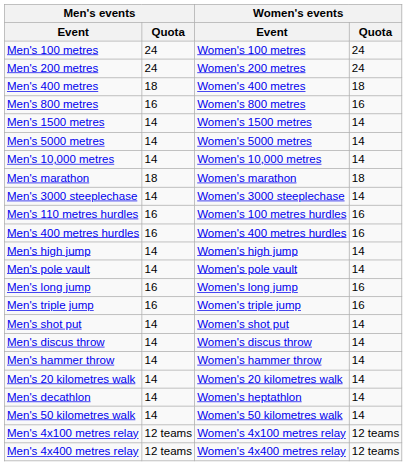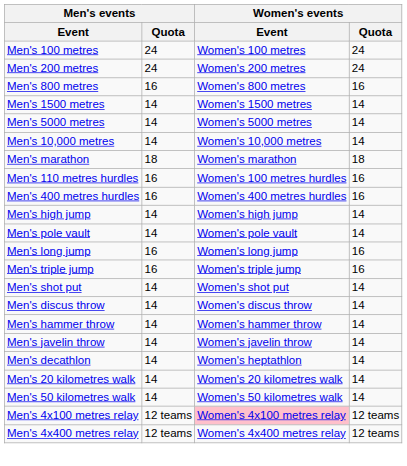- row: (53, 86)
- row: (72, 196)
+ row: (56, 342)
rows swapped: (49, 397) <-> (71, 379)
(272, 433) no background -> (272, 415) pink background
